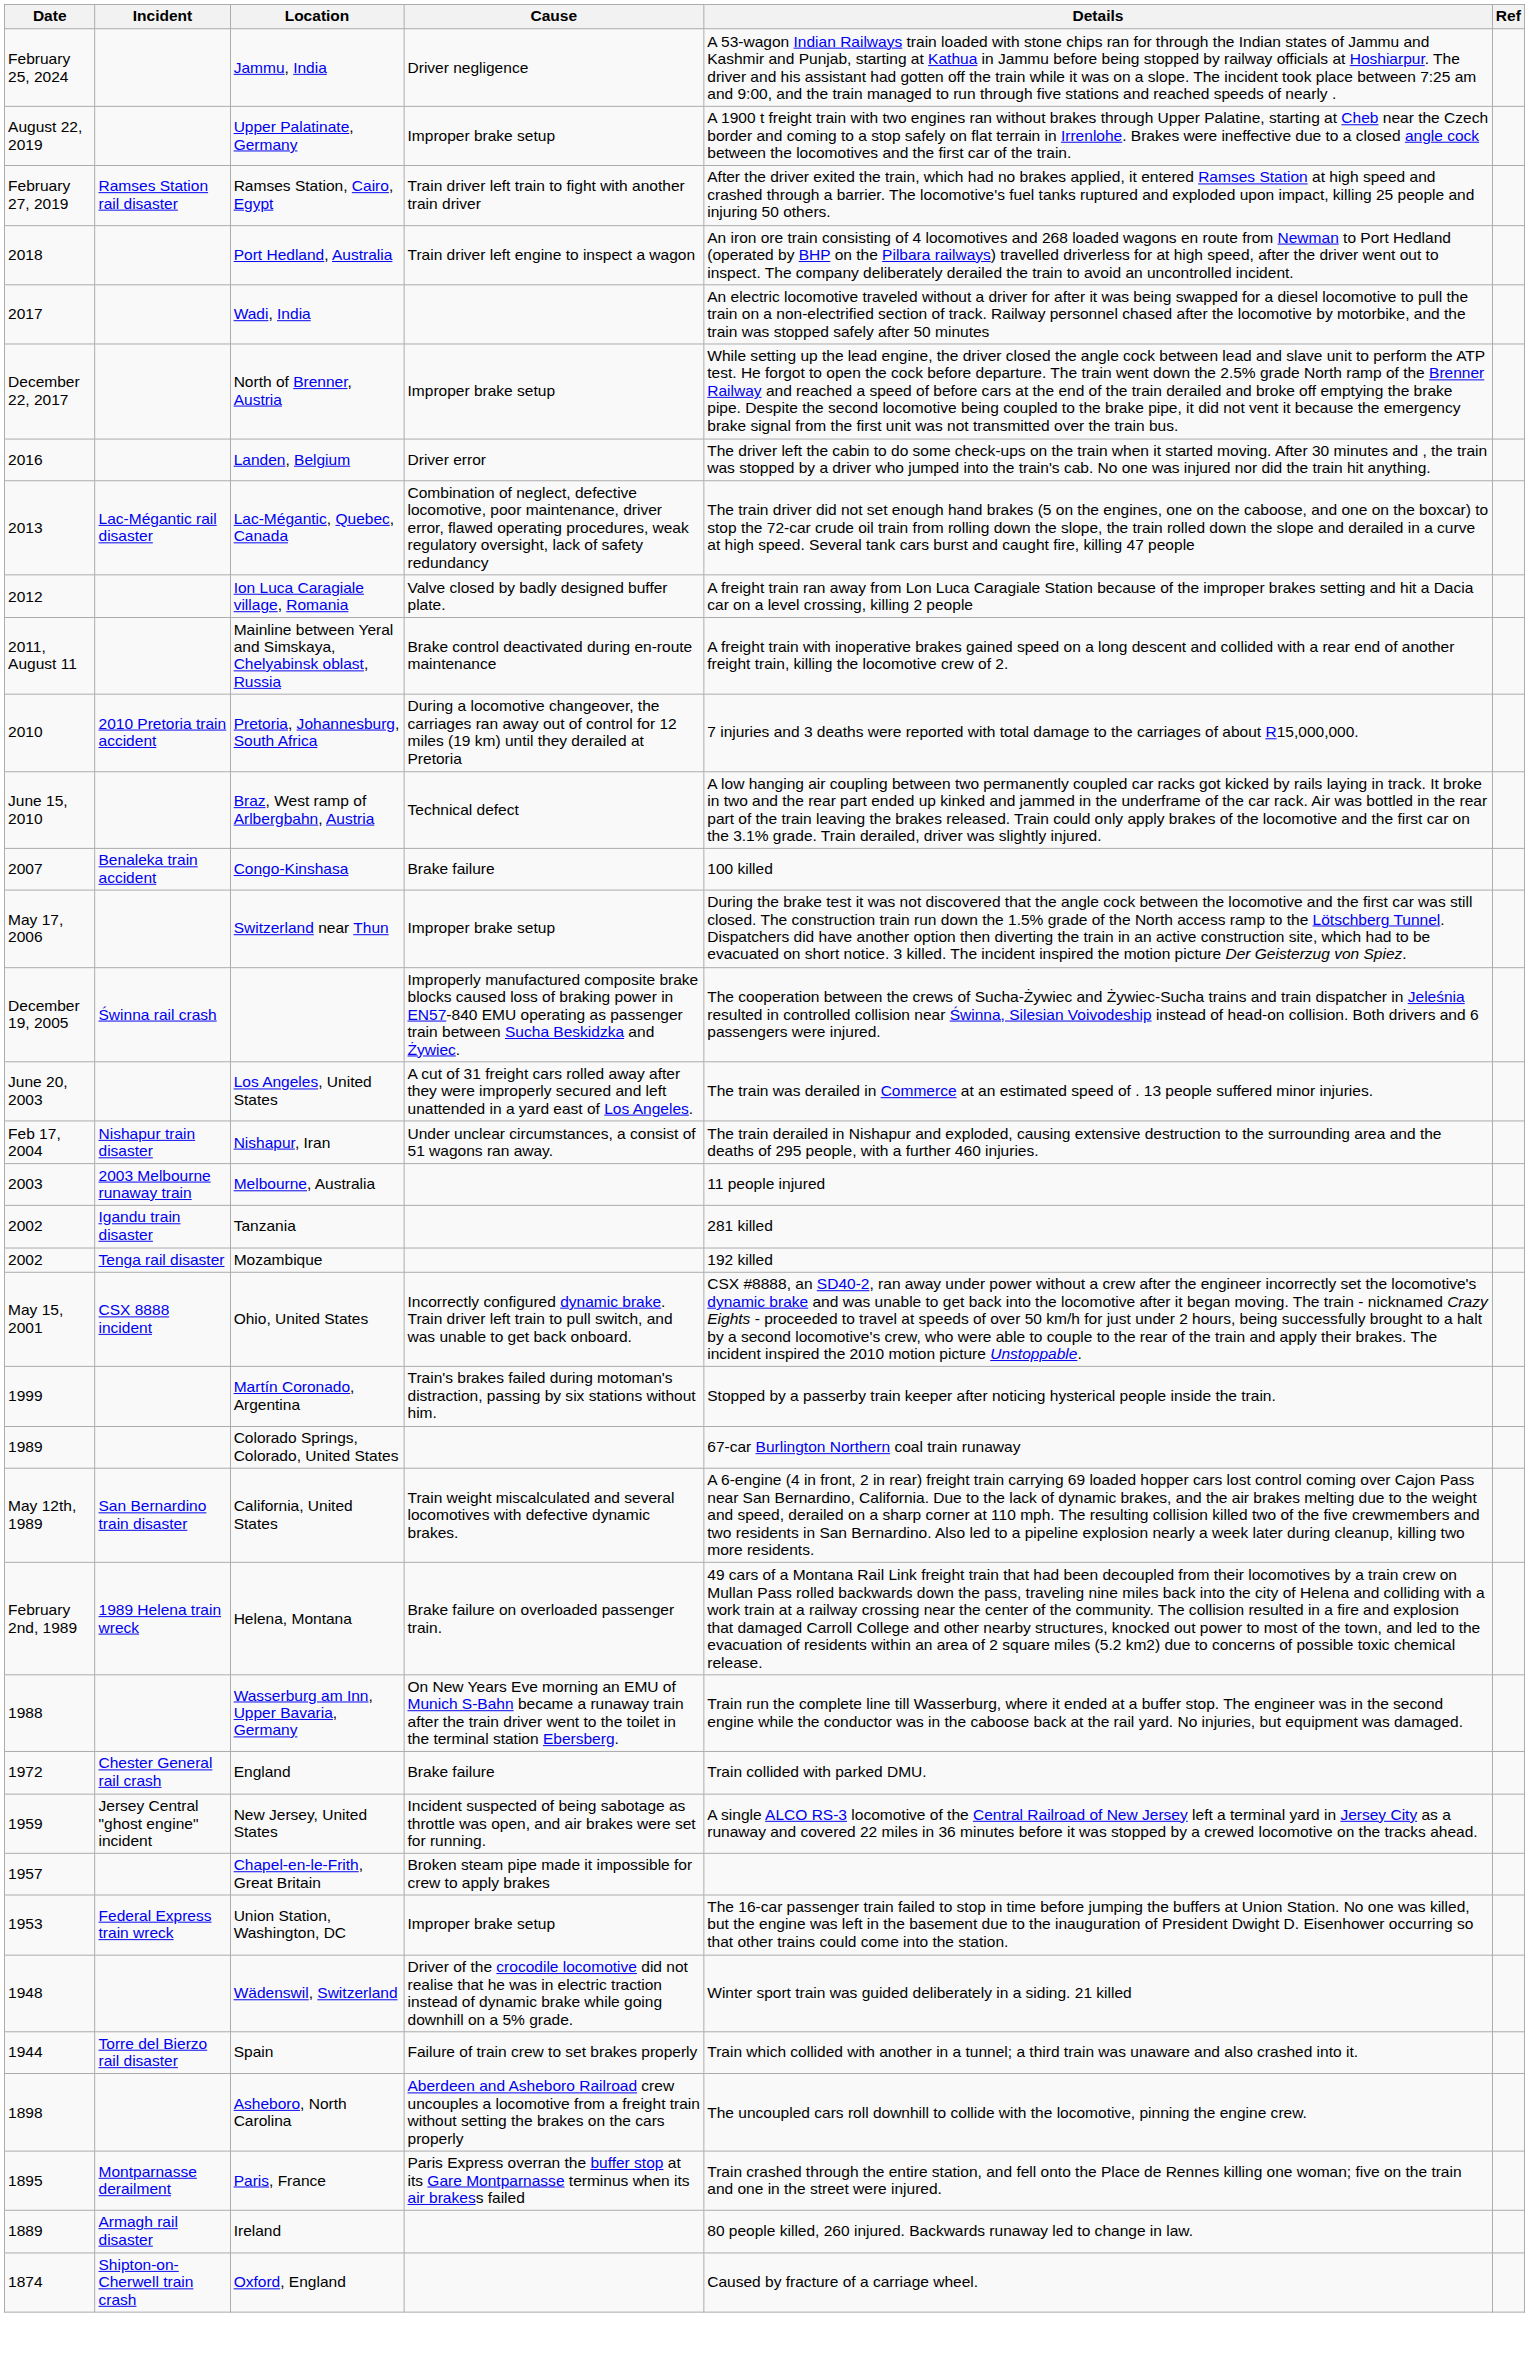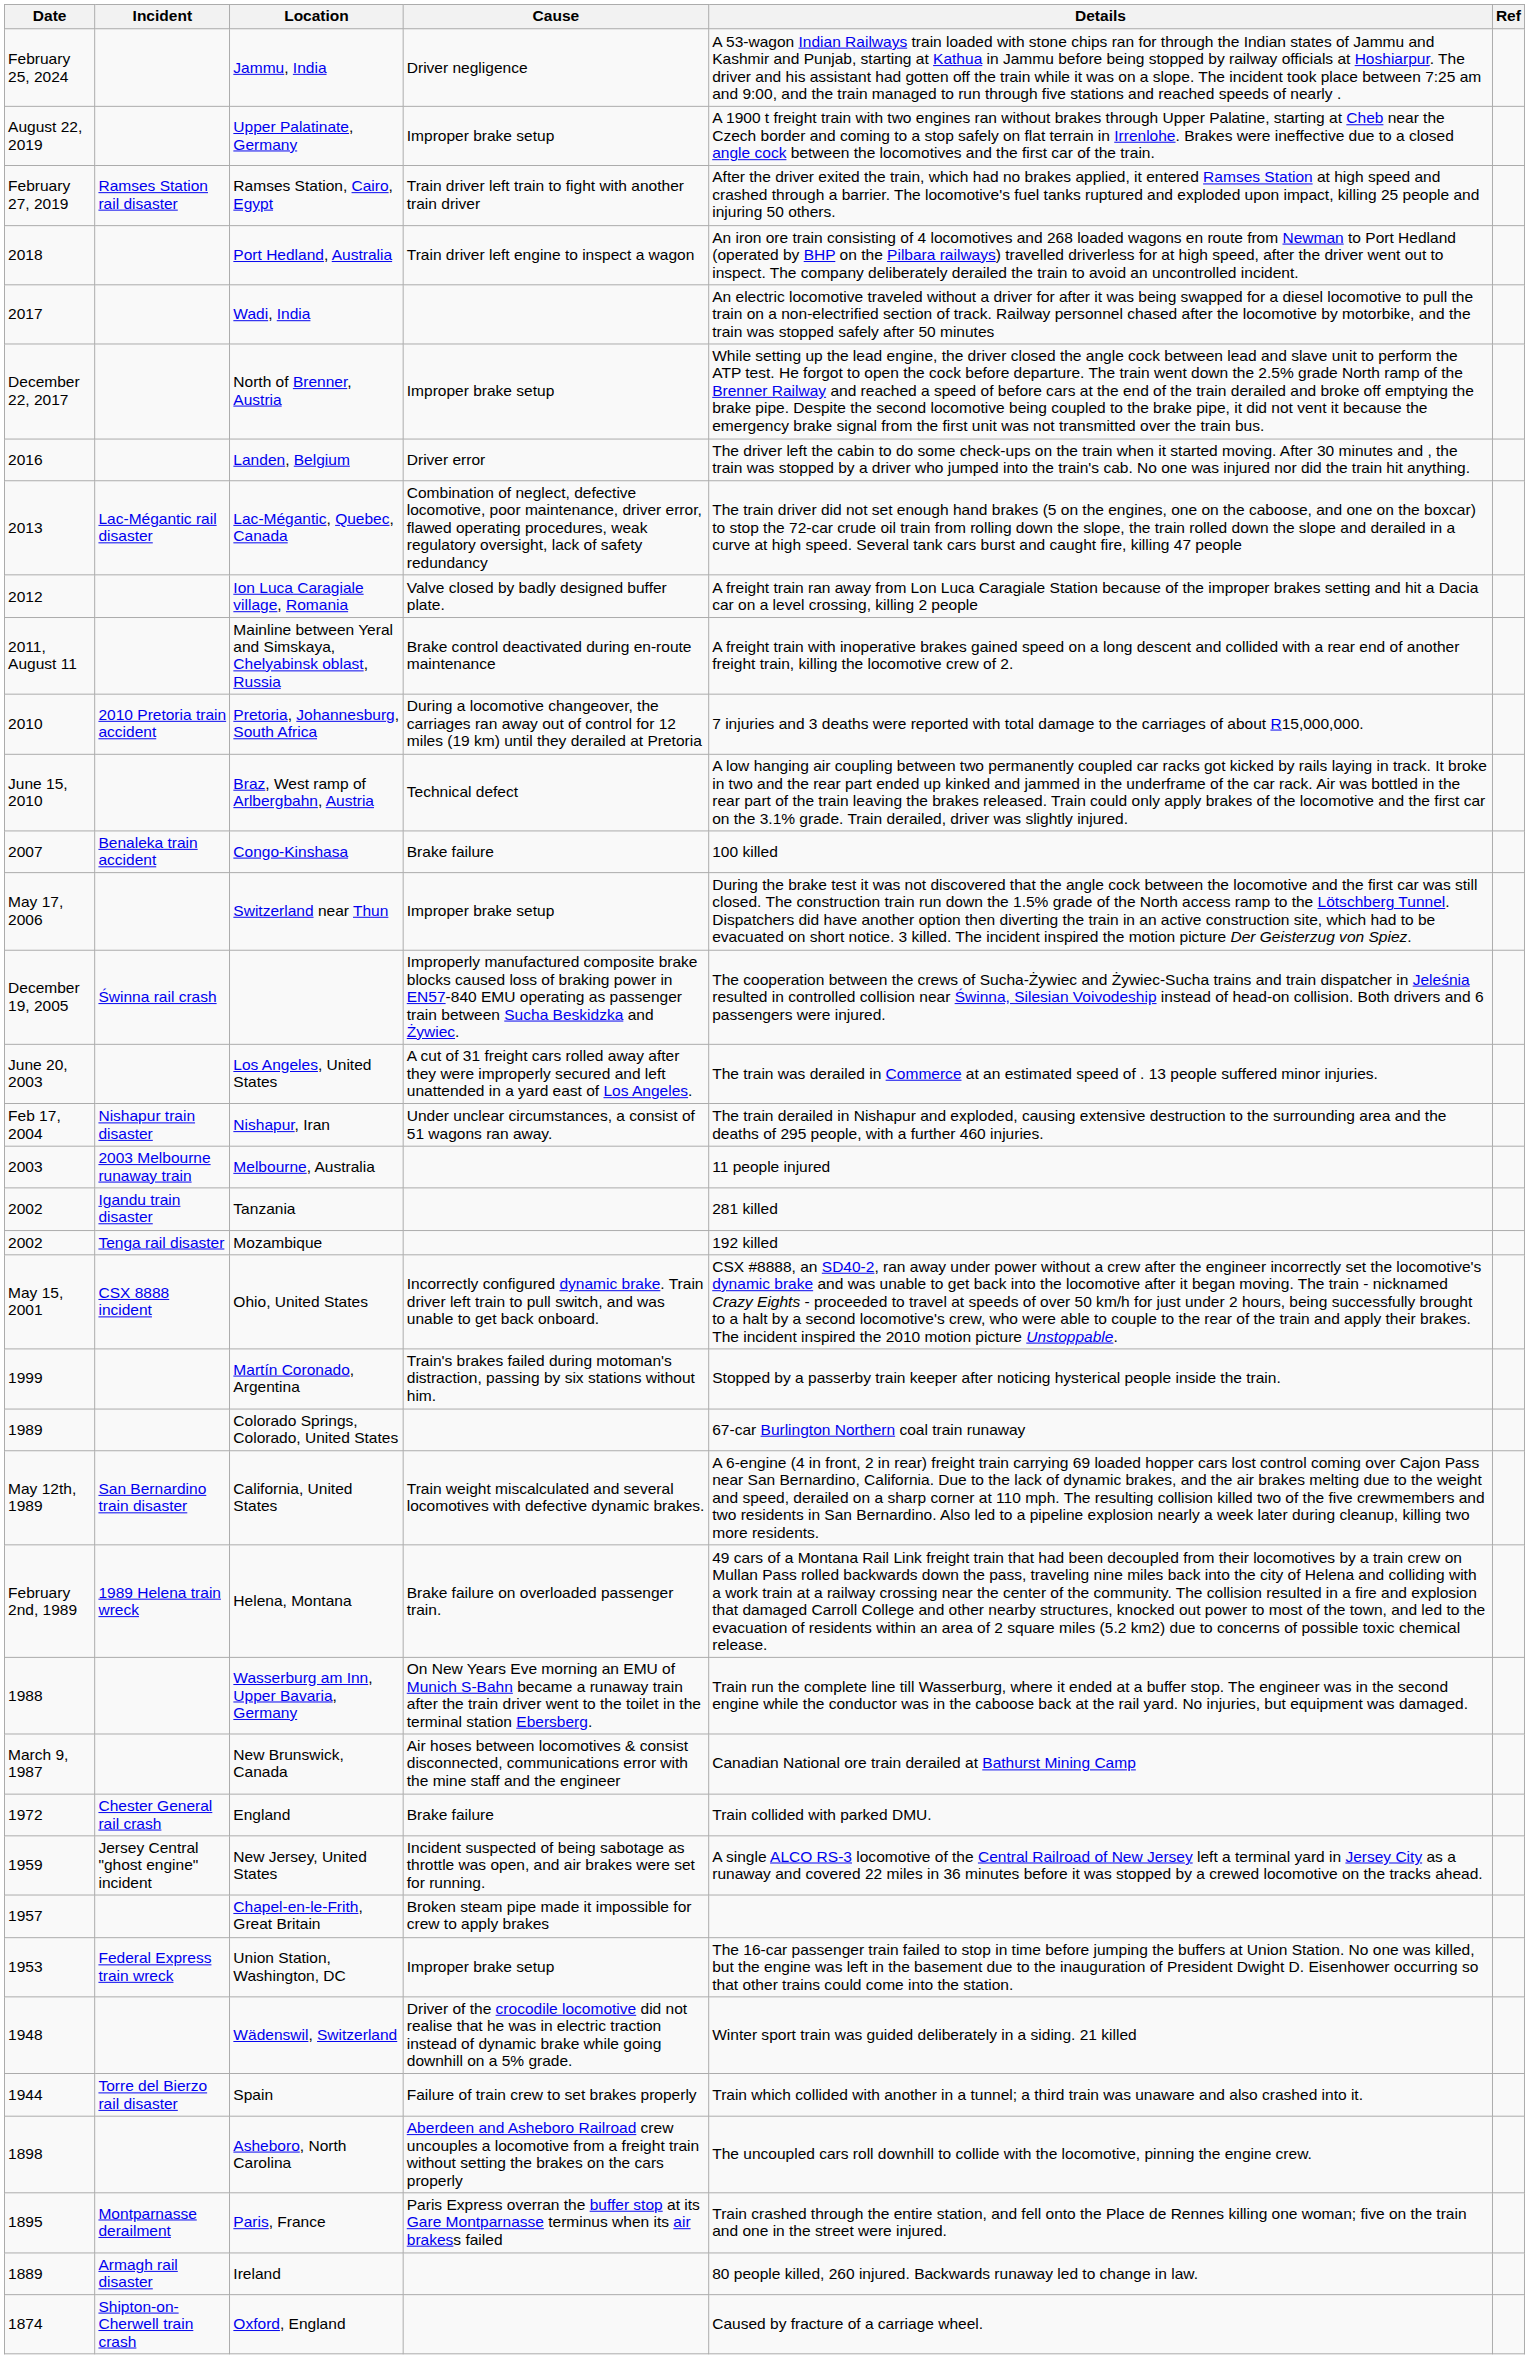+ row: (289, 1763)
